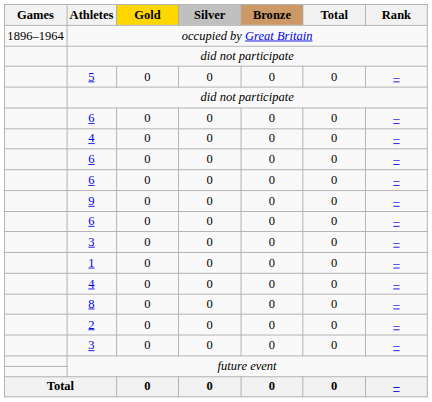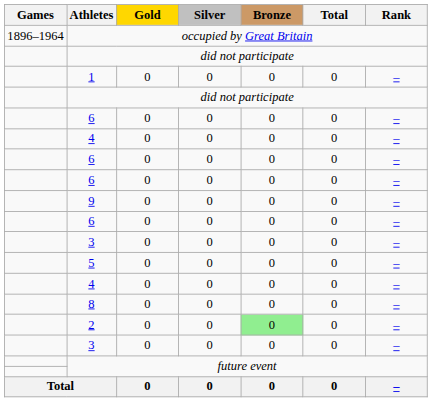rows swapped: (91, 263) <-> (91, 77)
(272, 325) no background -> (272, 325) lightgreen background
